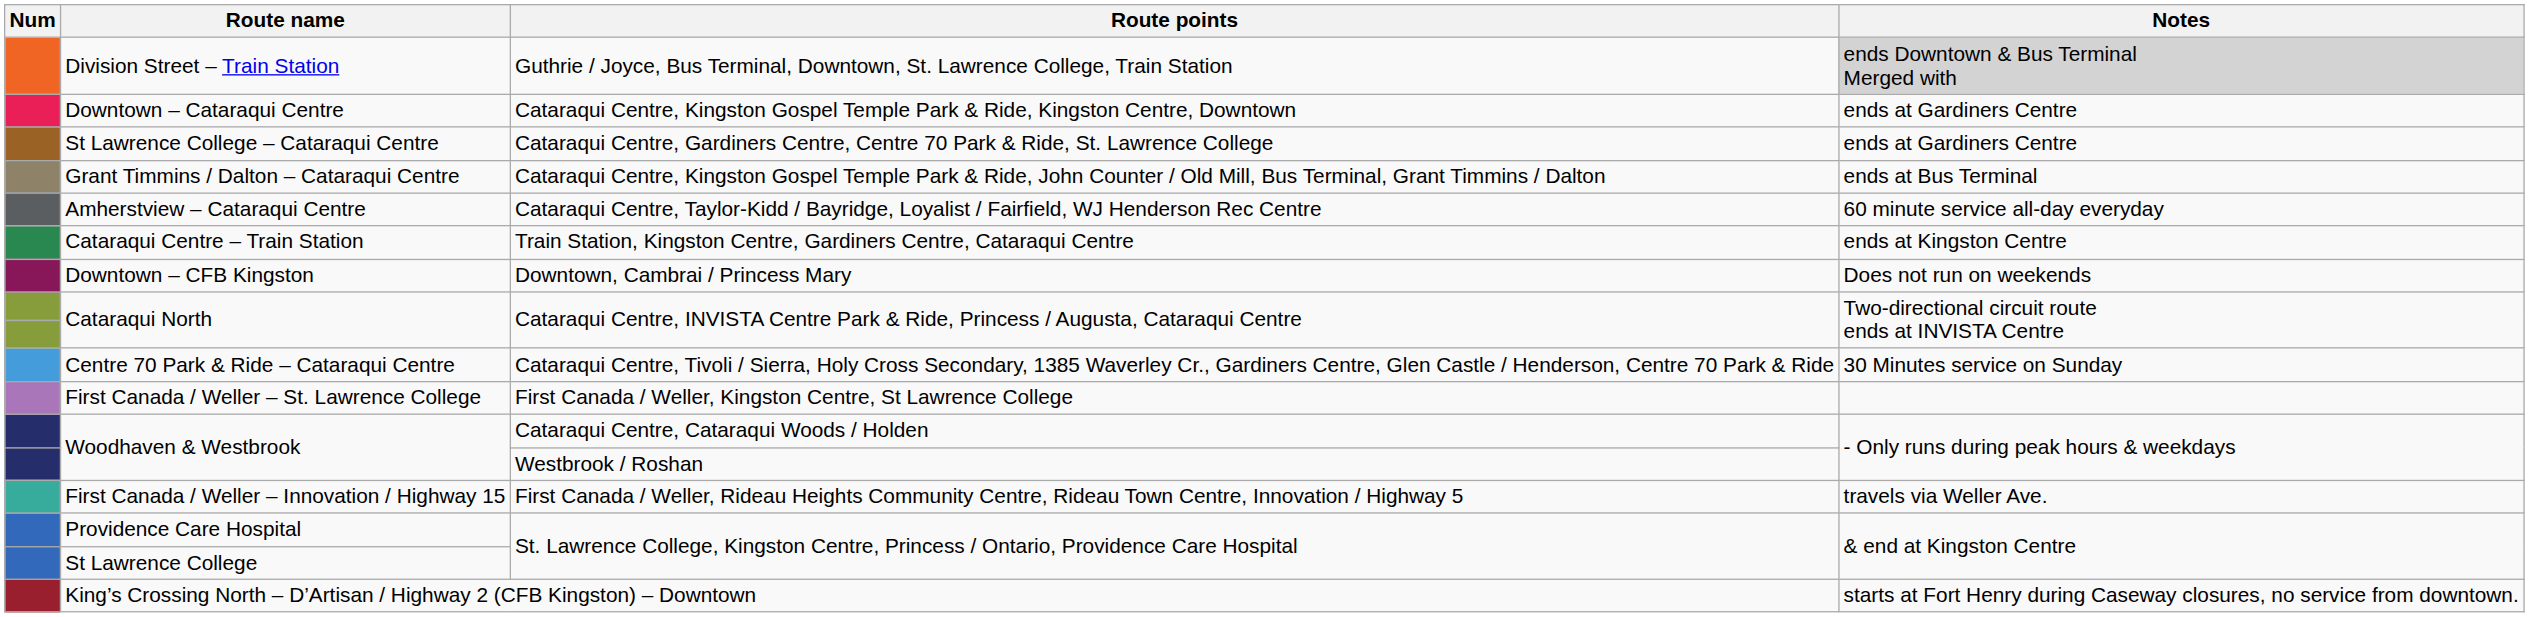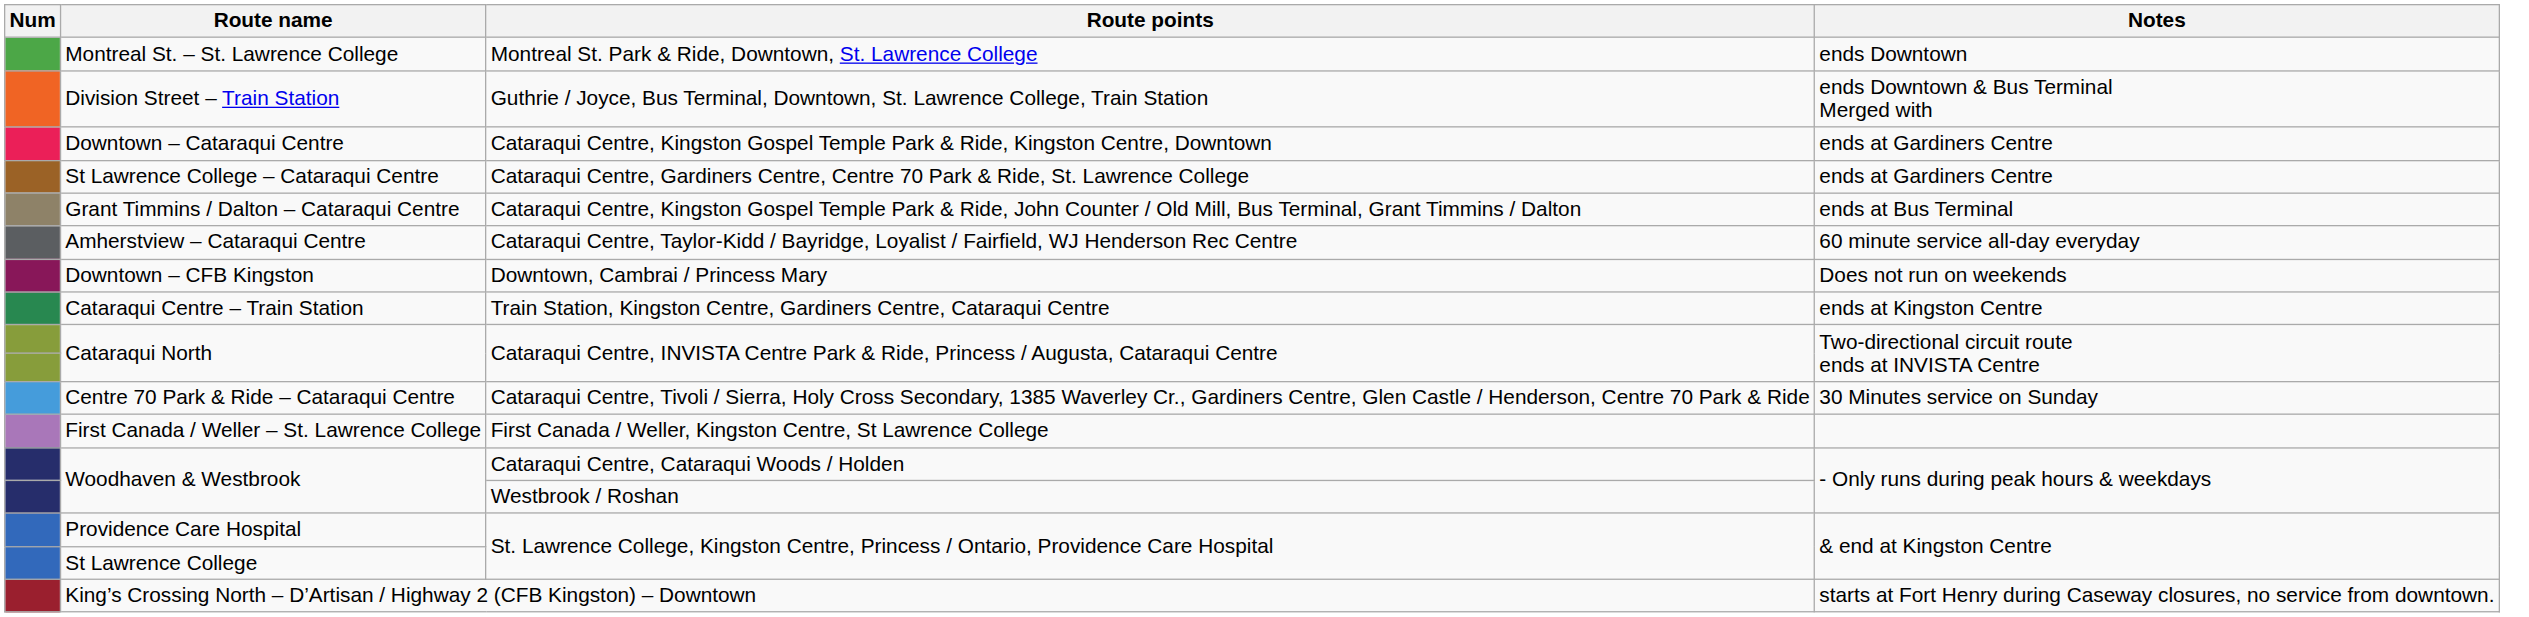+ row: (232, 53)
(1990, 65) lightgrey background -> (1966, 98) no background
rows swapped: (214, 242) <-> (190, 275)
- row: (285, 496)
